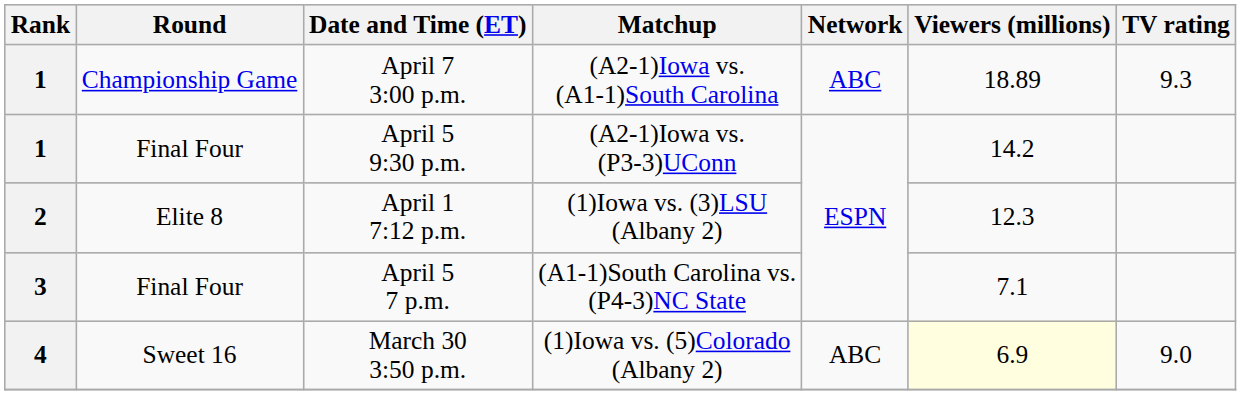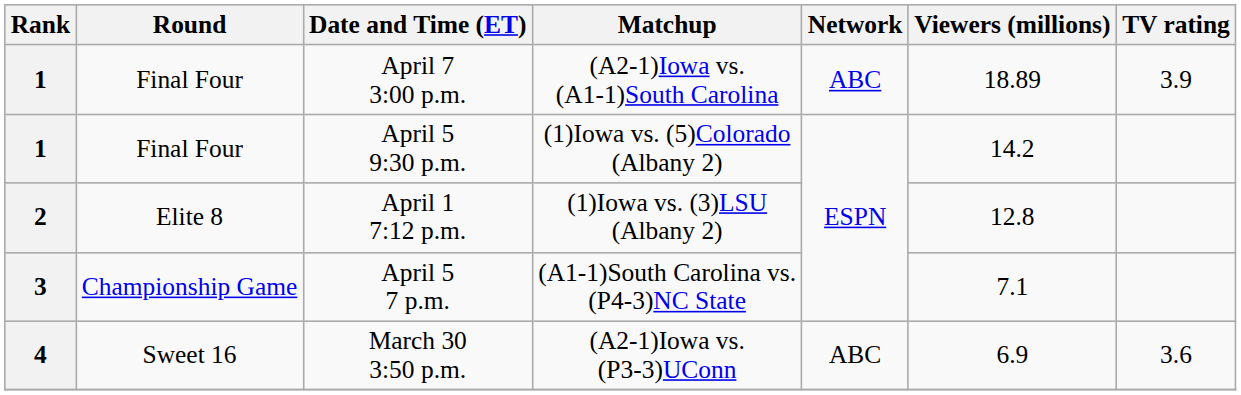(190, 79) Championship Game -> (190, 79) Final Four
(1176, 79) 9.3 -> (1176, 79) 3.9
(667, 148) (A2-1)Iowa vs. (P3-3)UConn -> (667, 148) (1)Iowa vs. (5)Colorado (Albany 2)
(1012, 217) 12.3 -> (1012, 217) 12.8
(190, 286) Final Four -> (190, 286) Championship Game
(667, 355) (1)Iowa vs. (5)Colorado (Albany 2) -> (667, 355) (A2-1)Iowa vs. (P3-3)UConn
(1012, 355) lightyellow background -> (1012, 355) no background
(1176, 355) 9.0 -> (1176, 355) 3.6
